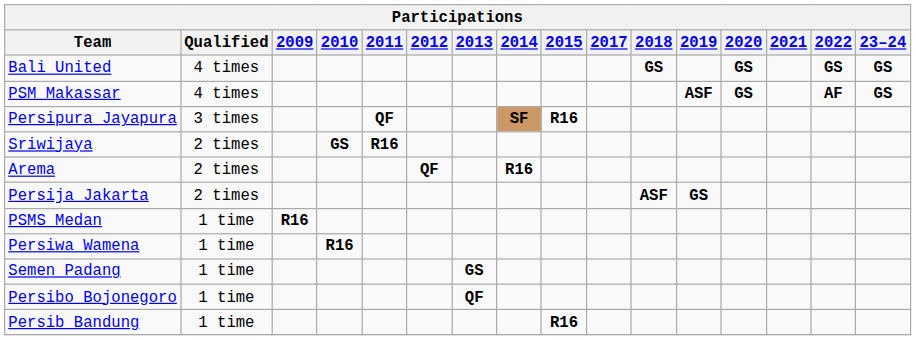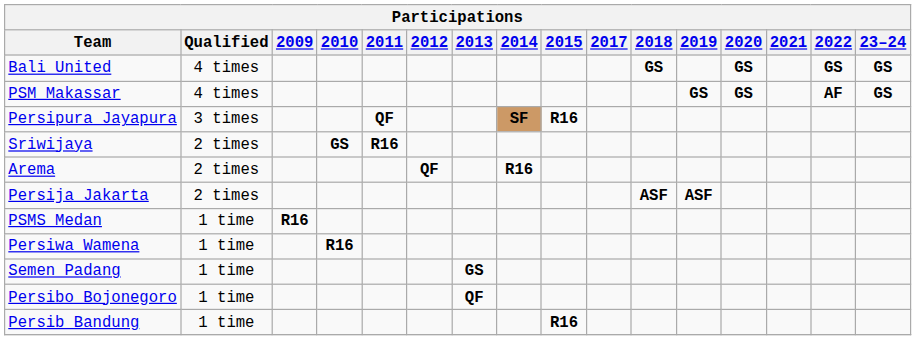(699, 94) ASF -> (699, 94) GS
(699, 195) GS -> (699, 195) ASF
